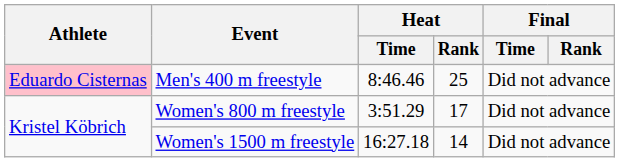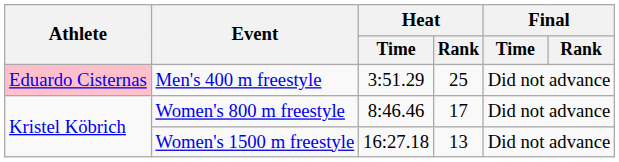(396, 80) 8:46.46 -> (396, 80) 3:51.29
(396, 111) 3:51.29 -> (396, 111) 8:46.46
(458, 142) 14 -> (458, 142) 13
